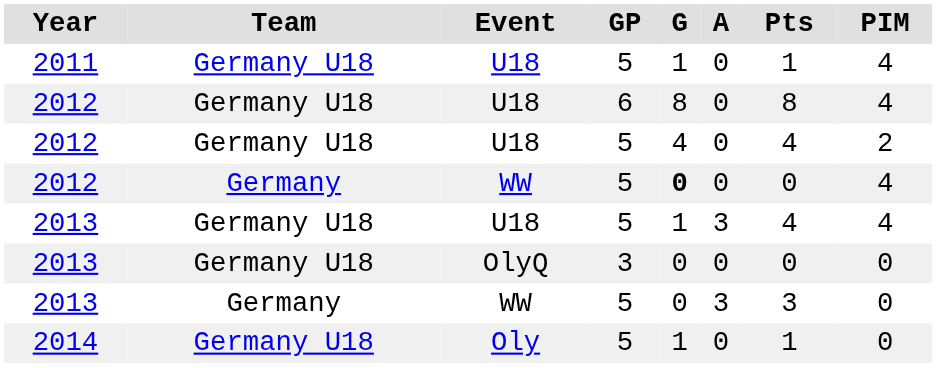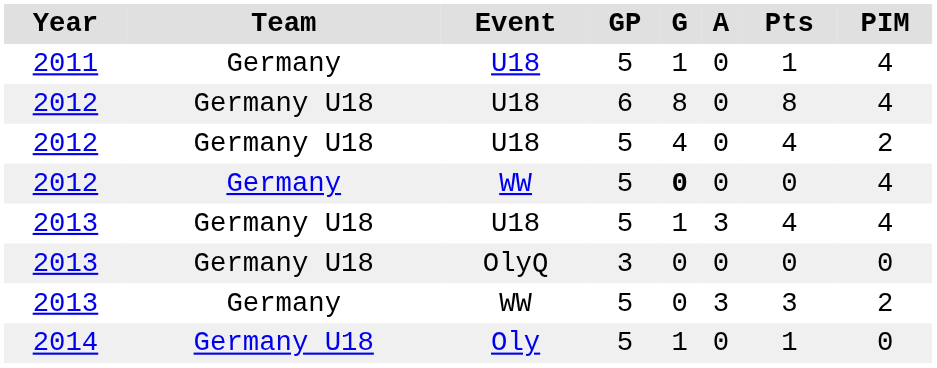(284, 64) Germany U18 -> (284, 64) Germany
(885, 303) 0 -> (885, 303) 2
